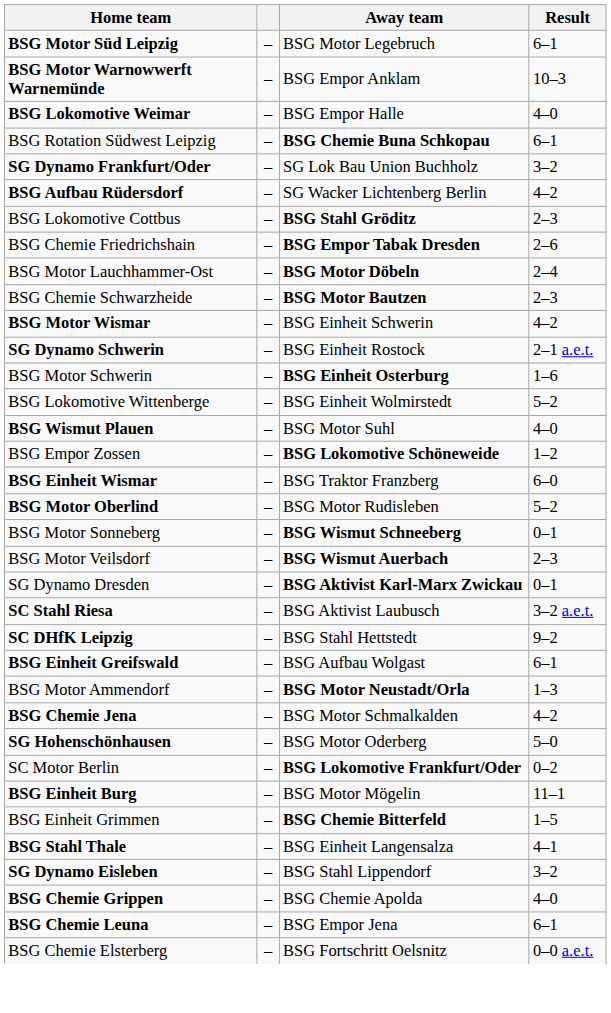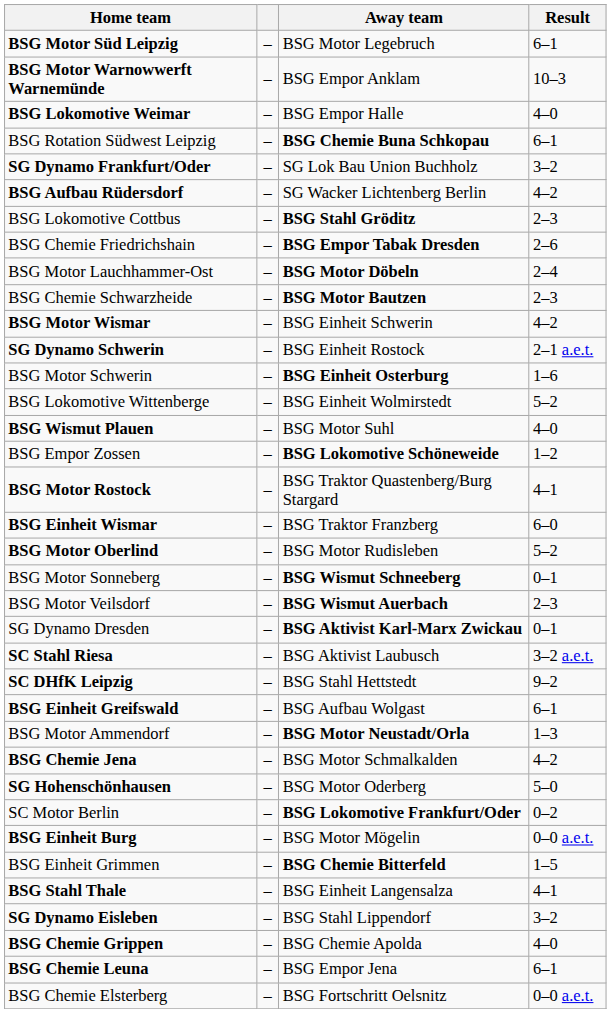+ row: (80, 489)
(549, 794) 11–1 -> (563, 838) 0–0 a.e.t.
